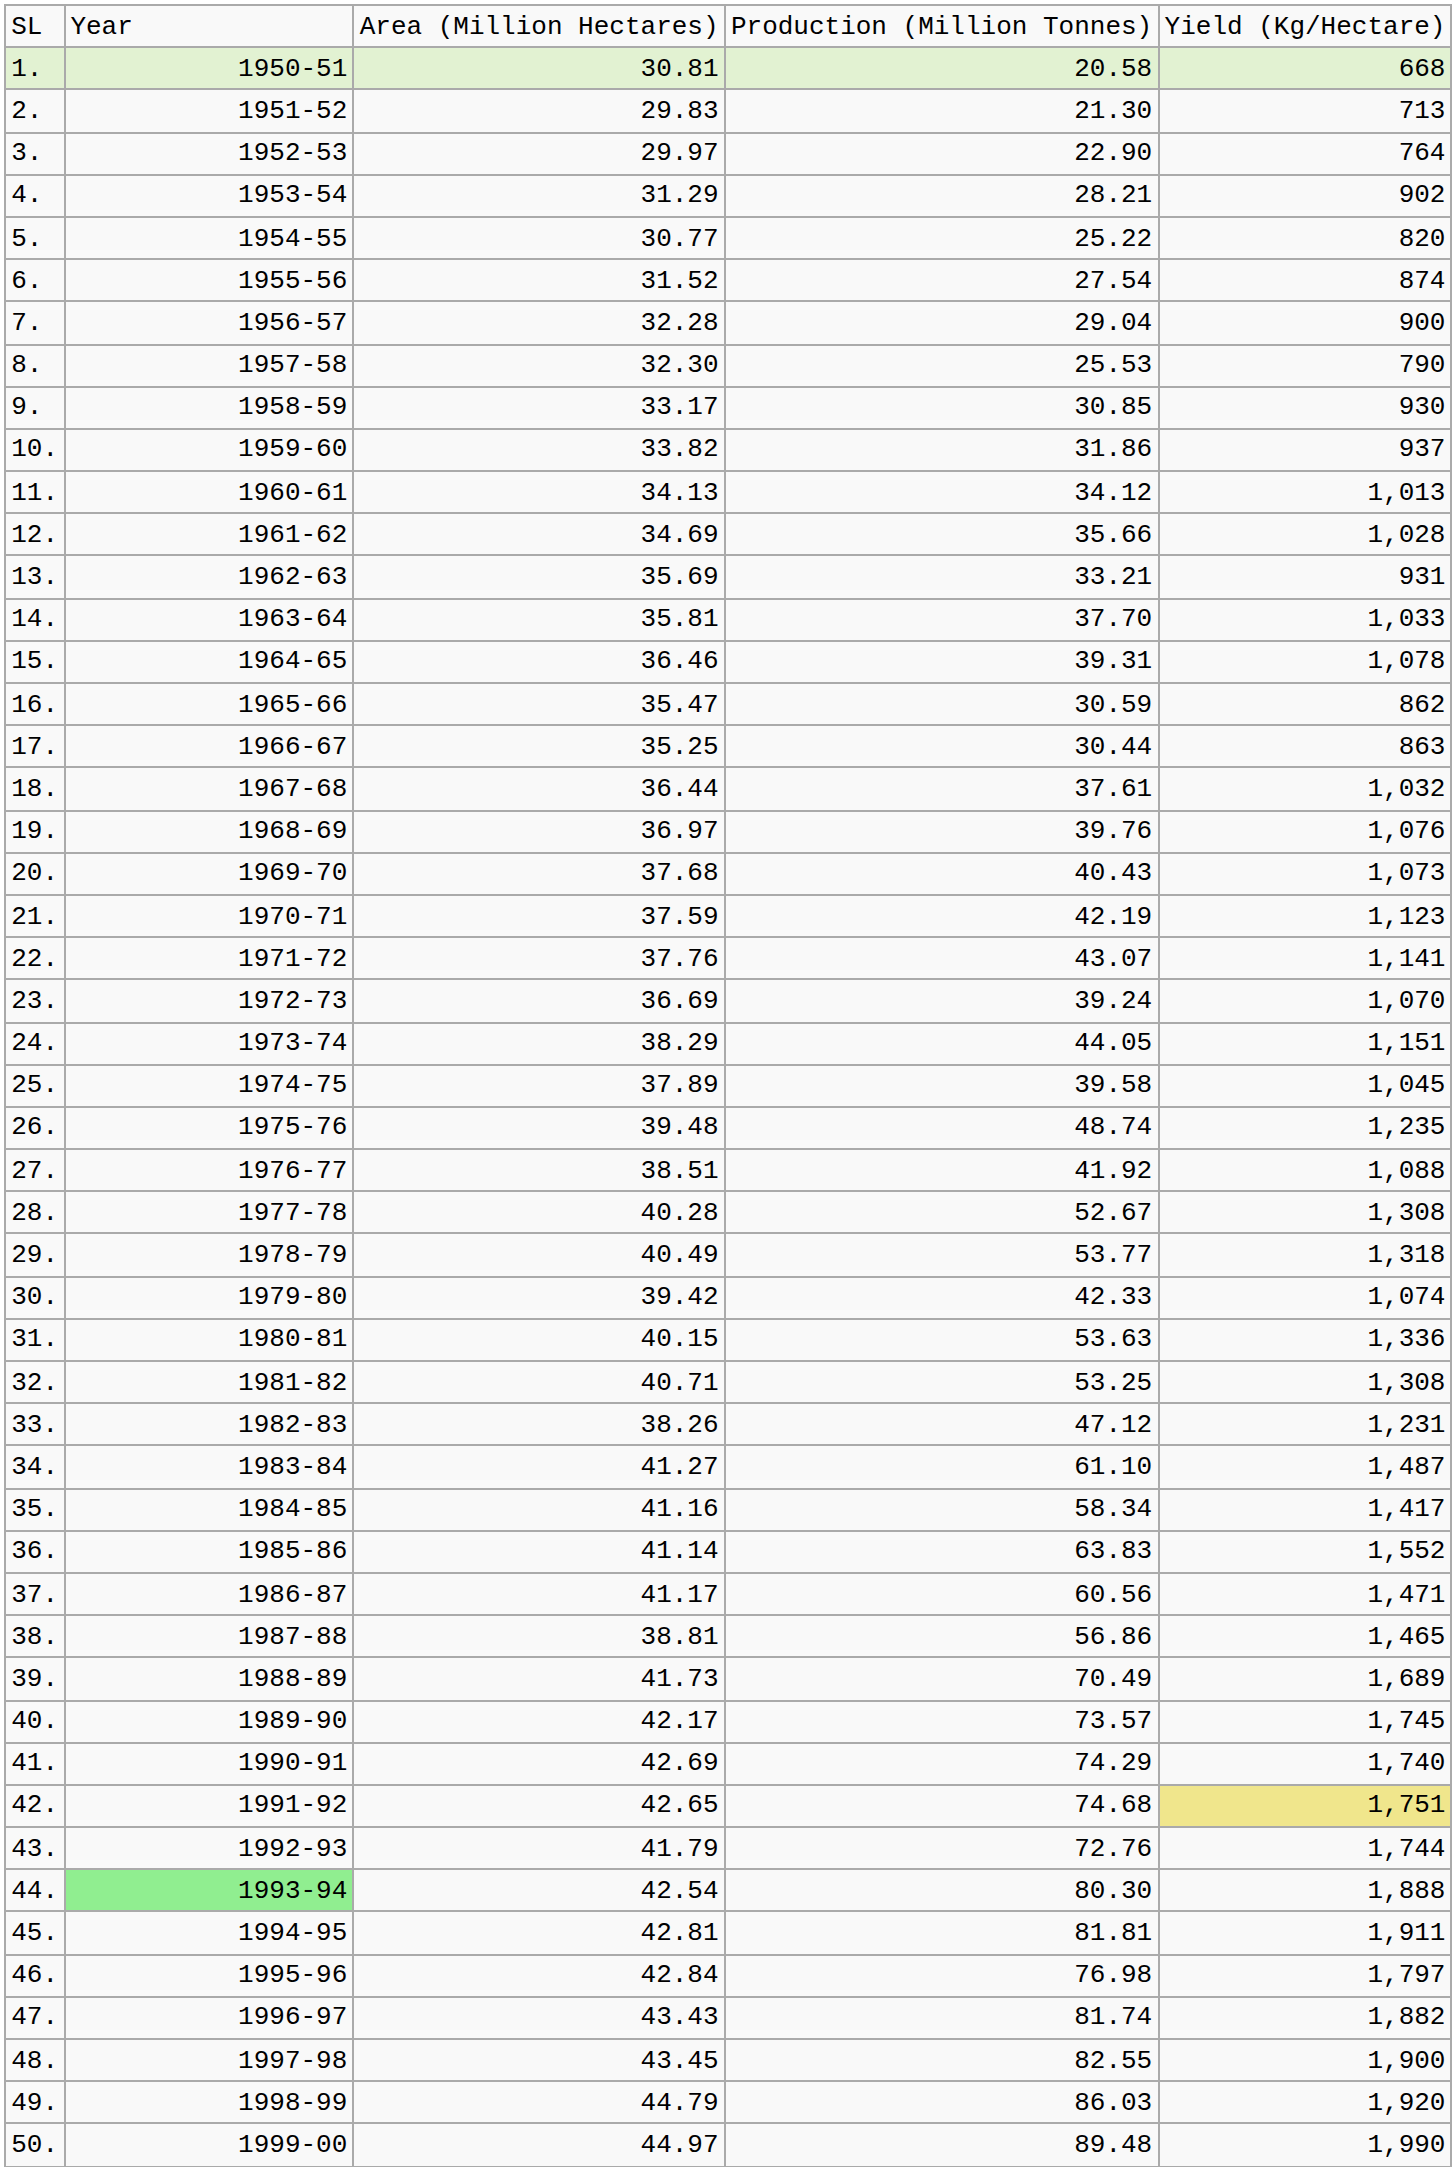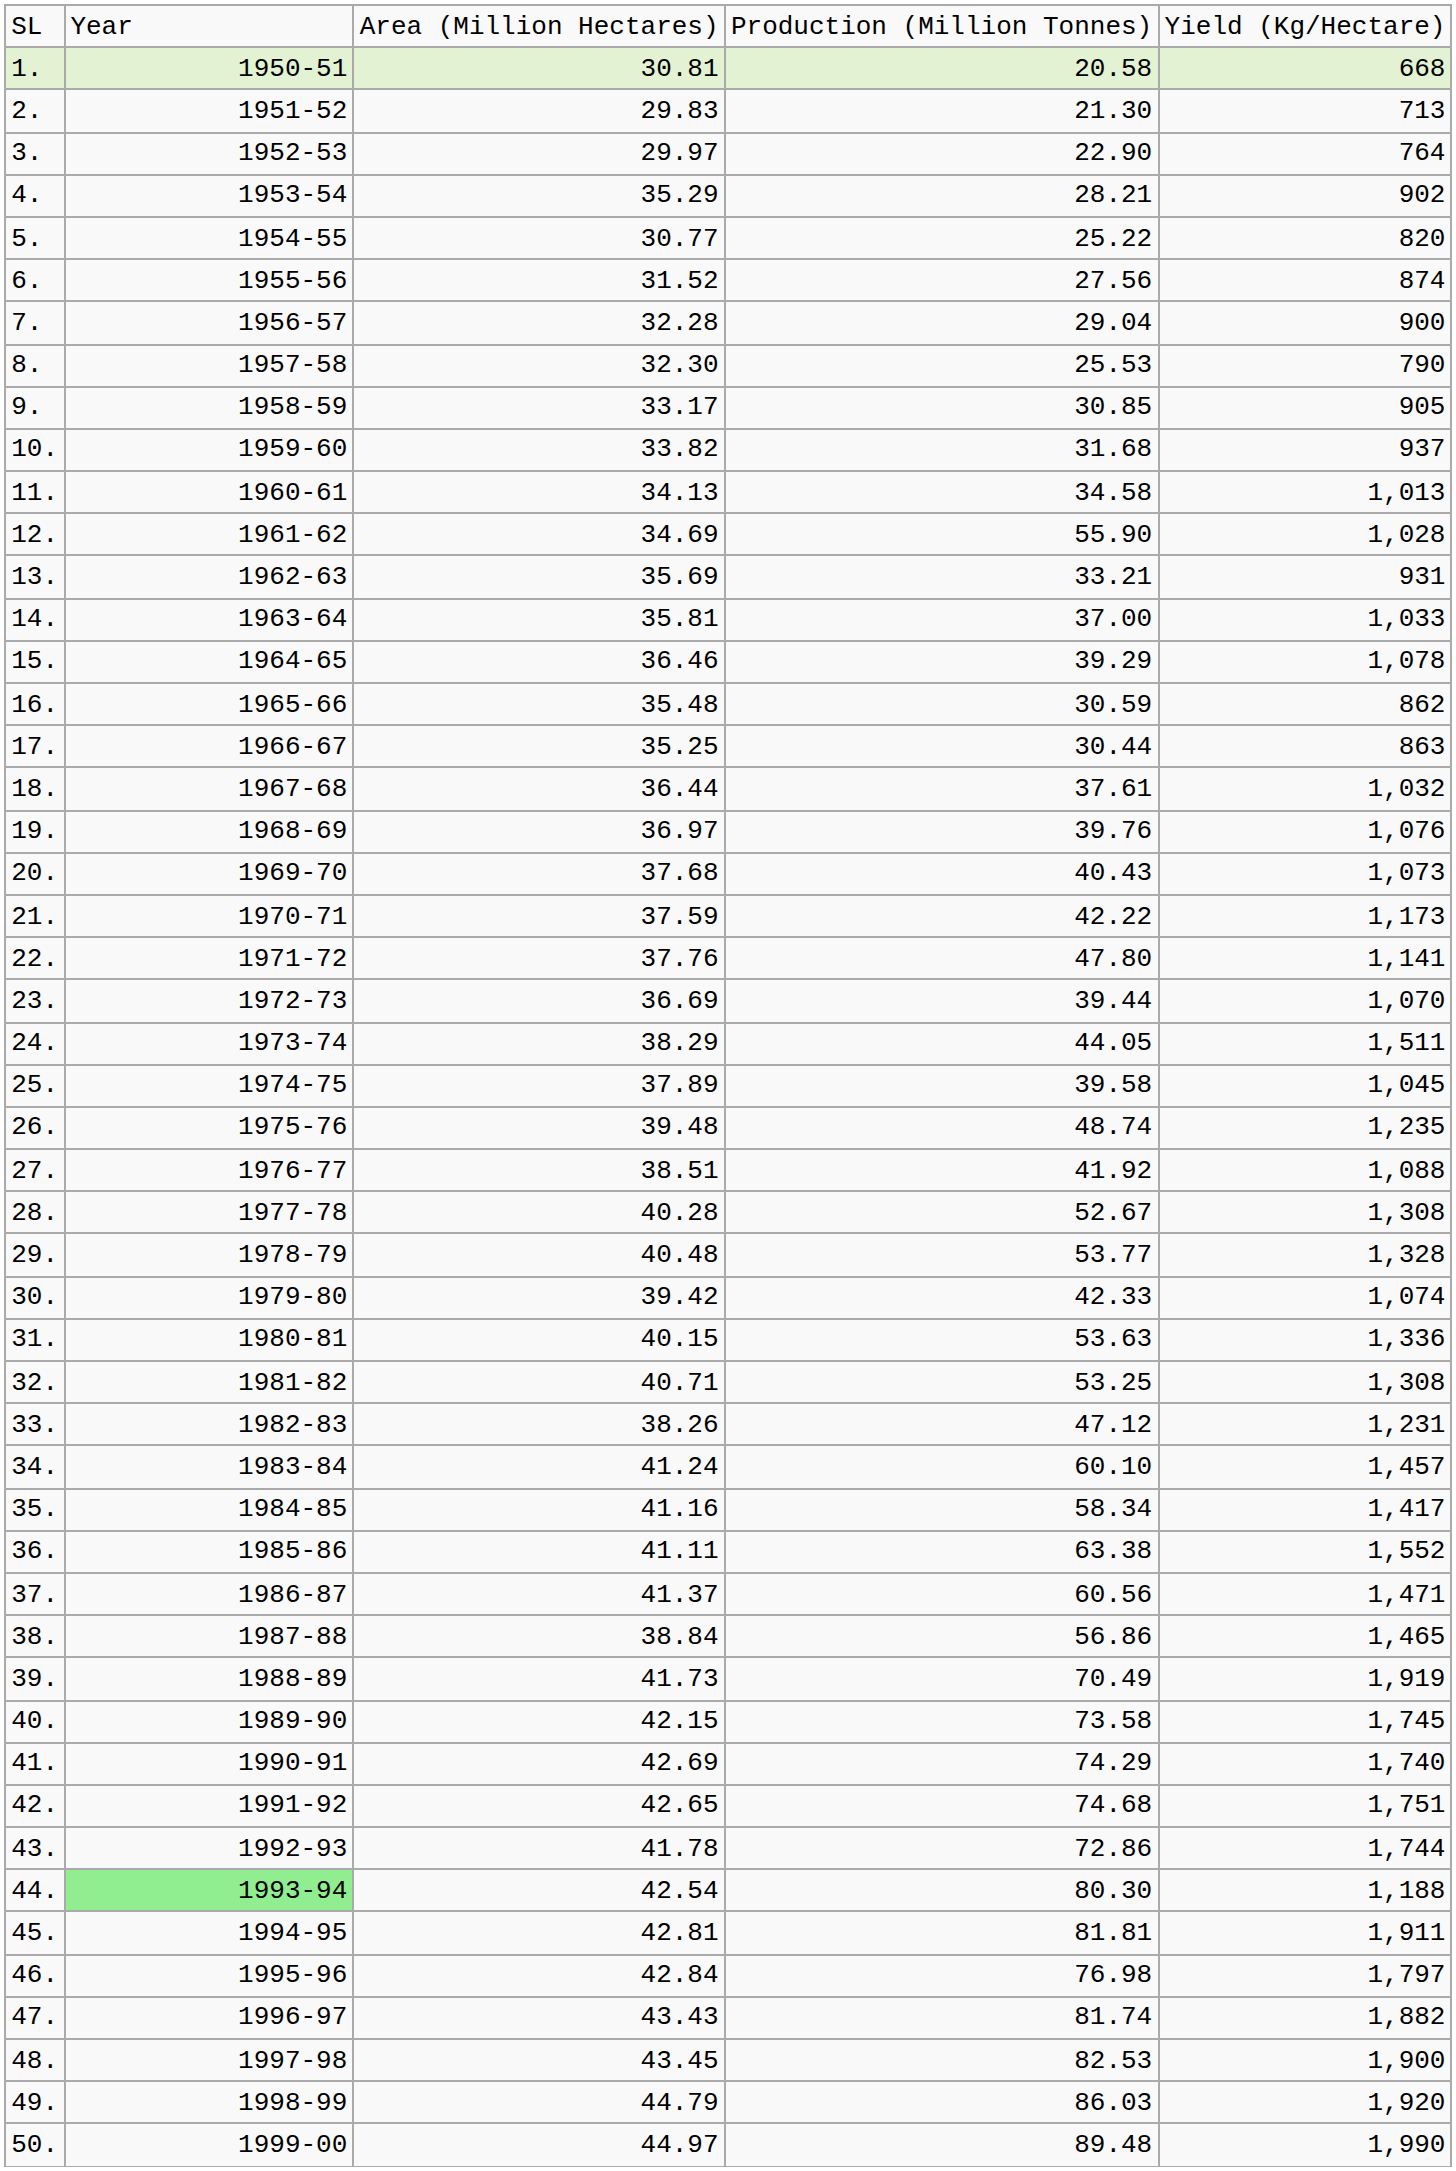(680, 196) 31.29 -> (680, 196) 35.29
(1113, 280) 27.54 -> (1113, 280) 27.56
(1422, 408) 930 -> (1422, 408) 905
(1113, 450) 31.86 -> (1113, 450) 31.68
(1113, 492) 34.12 -> (1113, 492) 34.58
(1113, 535) 35.66 -> (1113, 535) 55.90
(1113, 619) 37.70 -> (1113, 619) 37.00
(1113, 662) 39.31 -> (1113, 662) 39.29
(680, 704) 35.47 -> (680, 704) 35.48
(1113, 916) 42.19 -> (1113, 916) 42.22
(1406, 916) 1,123 -> (1406, 916) 1,173
(1113, 958) 43.07 -> (1113, 958) 47.80
(1113, 1001) 39.24 -> (1113, 1001) 39.44
(1406, 1043) 1,151 -> (1406, 1043) 1,511
(680, 1255) 40.49 -> (680, 1255) 40.48
(1406, 1255) 1,318 -> (1406, 1255) 1,328
(680, 1467) 41.27 -> (680, 1467) 41.24
(1113, 1467) 61.10 -> (1113, 1467) 60.10
(1406, 1467) 1,487 -> (1406, 1467) 1,457
(680, 1552) 41.14 -> (680, 1552) 41.11
(1113, 1552) 63.83 -> (1113, 1552) 63.38
(680, 1594) 41.17 -> (680, 1594) 41.37
(680, 1636) 38.81 -> (680, 1636) 38.84
(1406, 1679) 1,689 -> (1406, 1679) 1,919
(680, 1721) 42.17 -> (680, 1721) 42.15
(1113, 1721) 73.57 -> (1113, 1721) 73.58
(1406, 1806) khaki background -> (1406, 1806) no background
(680, 1848) 41.79 -> (680, 1848) 41.78
(1113, 1848) 72.76 -> (1113, 1848) 72.86
(1406, 1891) 1,888 -> (1406, 1891) 1,188
(1113, 2060) 82.55 -> (1113, 2060) 82.53
